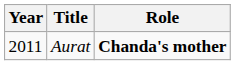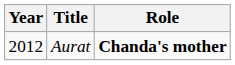(25, 45) 2011 -> (26, 45) 2012
